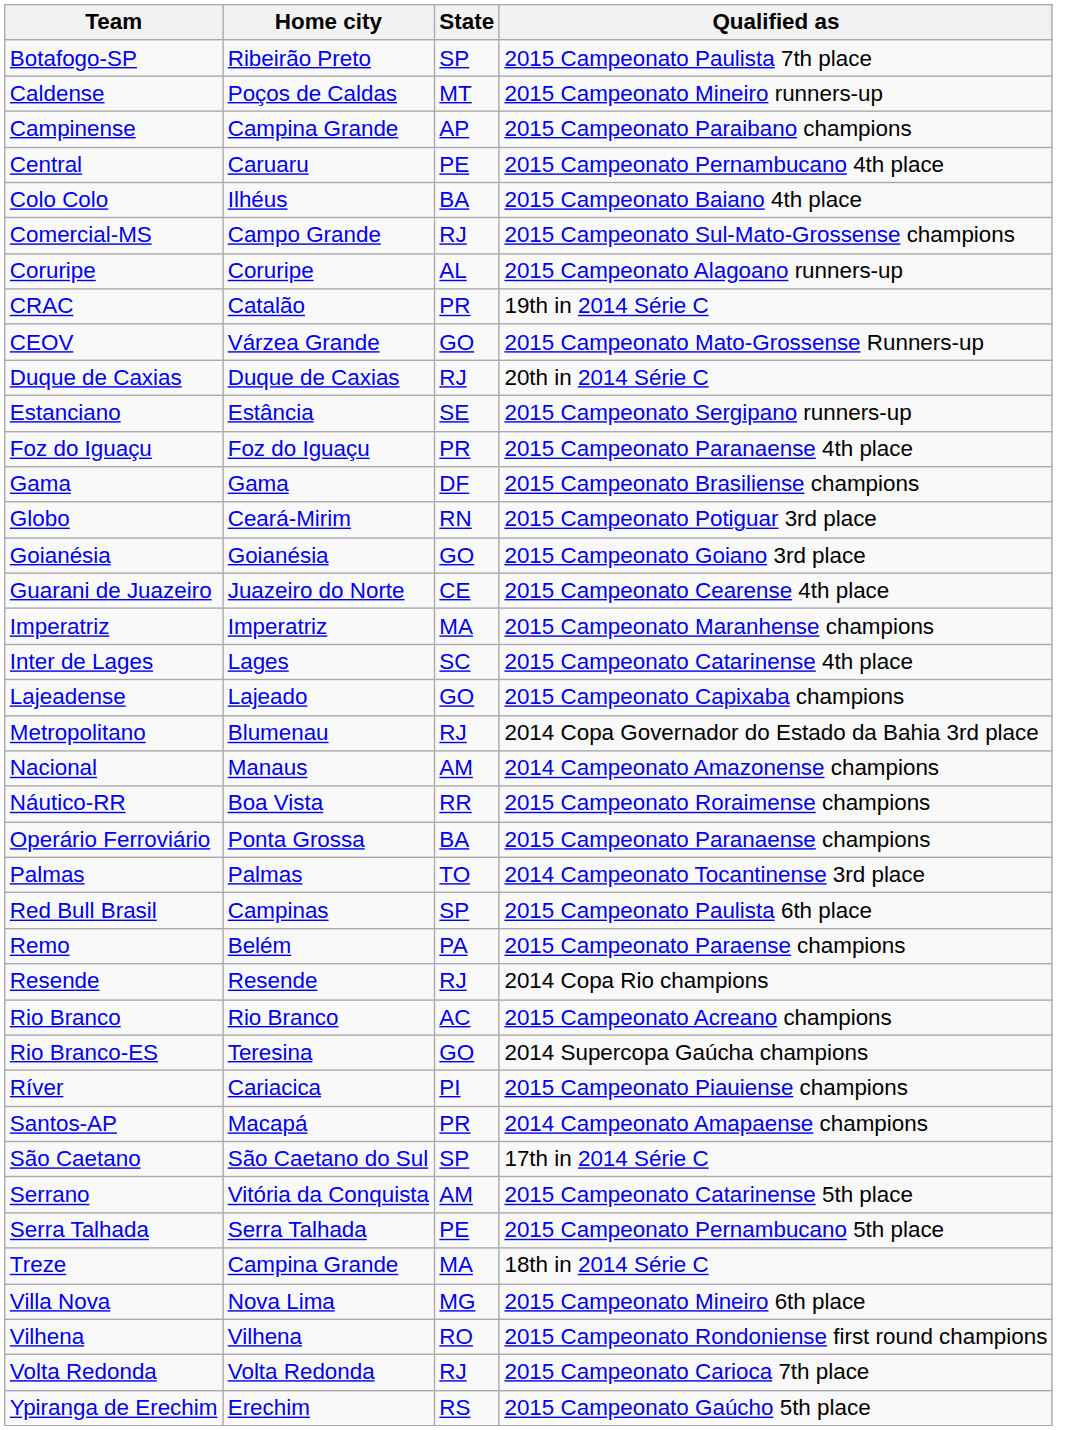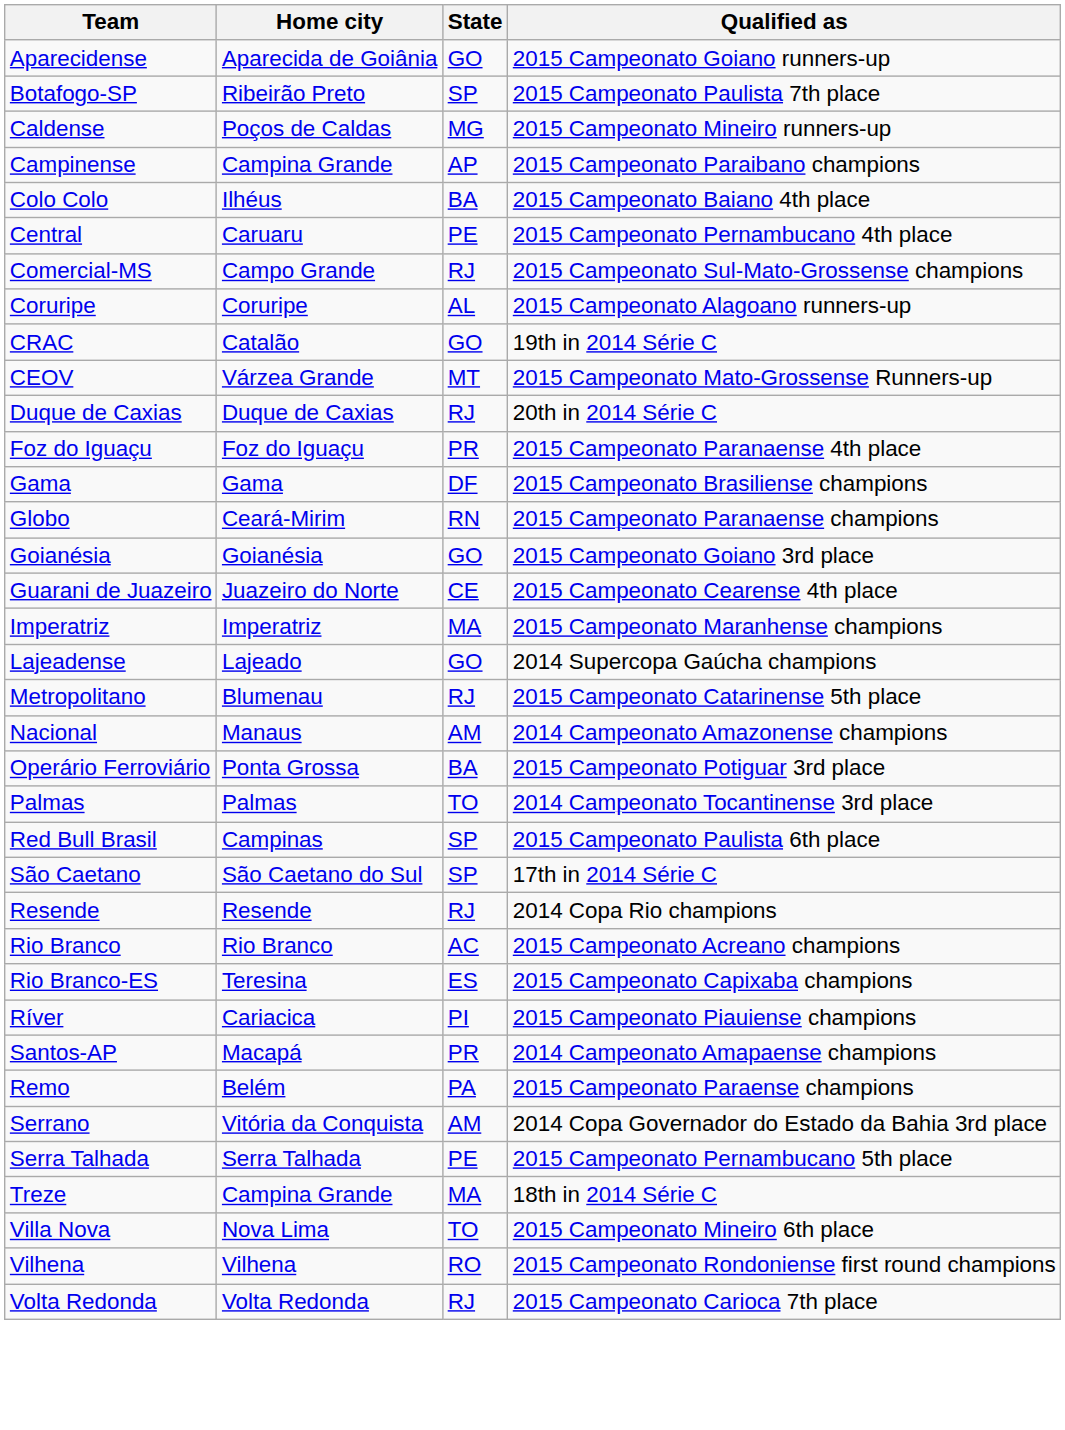+ row: (78, 57)
(456, 93) MT -> (466, 128) MG
rows swapped: (46, 164) <-> (59, 199)
(455, 306) PR -> (465, 341) GO
(457, 341) GO -> (464, 377) MT
- row: (65, 413)
(691, 519) 2015 Campeonato Potiguar 3rd place -> (726, 519) 2015 Campeonato Paranaense champions
- row: (81, 661)
(704, 697) 2015 Campeonato Capixaba champions -> (695, 661) 2014 Supercopa Gaúcha champions
(772, 732) 2014 Copa Governador do Estado da Bahia 3rd place -> (717, 697) 2015 Campeonato Catarinense 5th place
- row: (68, 803)
(717, 839) 2015 Campeonato Paranaense champions -> (699, 768) 2015 Campeonato Potiguar 3rd place
rows swapped: (40, 945) <-> (75, 1159)
(457, 1052) GO -> (463, 981) ES
(686, 1052) 2014 Supercopa Gaúcha champions -> (713, 981) 2015 Campeonato Capixaba champions
(709, 1194) 2015 Campeonato Catarinense 5th place -> (780, 1123) 2014 Copa Governador do Estado da Bahia 3rd place
(457, 1301) MG -> (463, 1230) TO
- row: (114, 1407)
